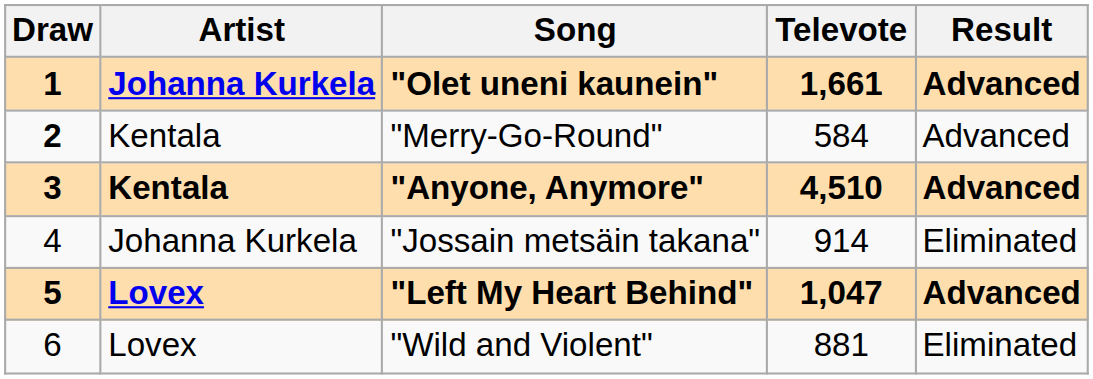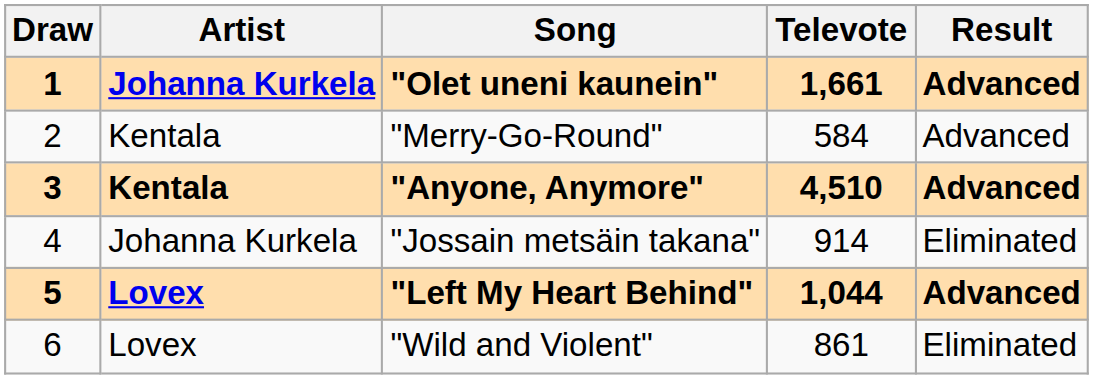(53, 135) bold -> (53, 135) normal
(841, 293) 1,047 -> (841, 293) 1,044
(841, 345) 881 -> (841, 345) 861
